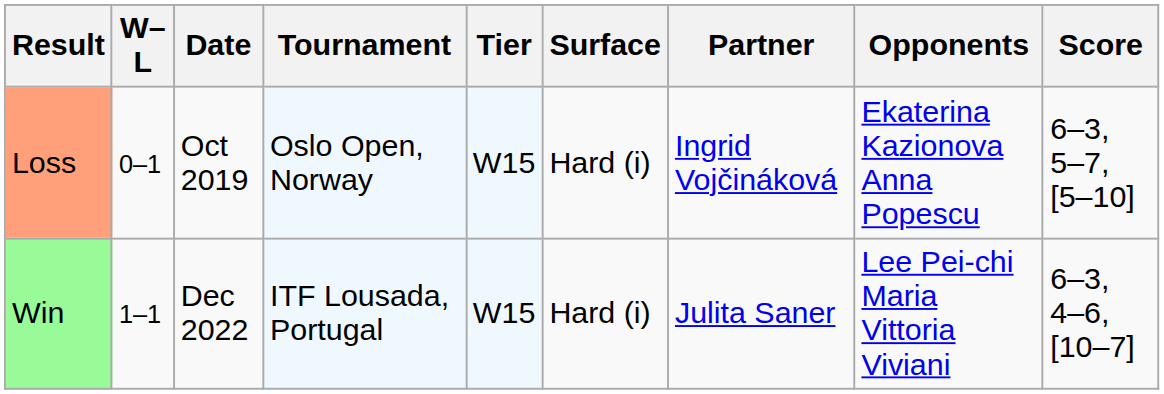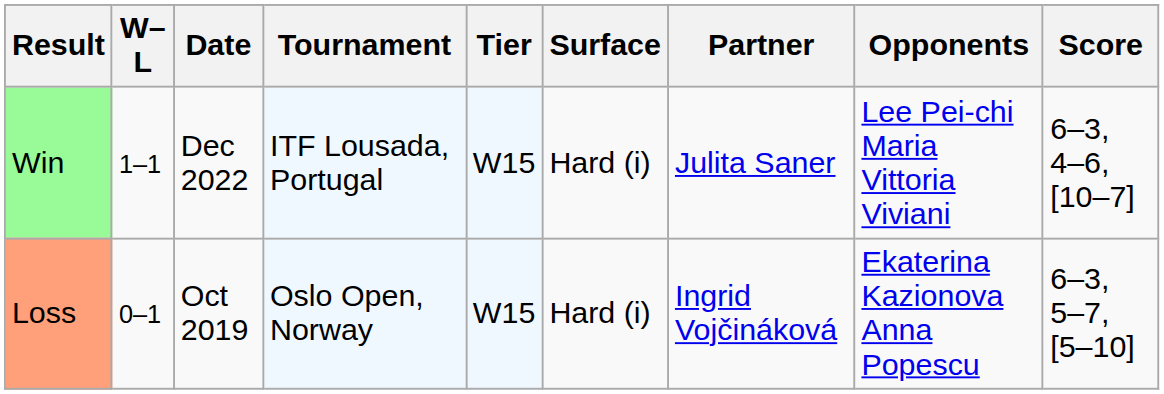rows swapped: (44, 162) <-> (38, 313)
